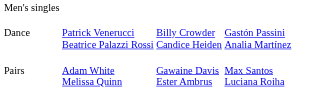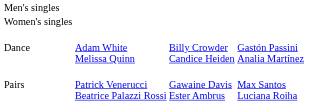+ row: (38, 21)
(108, 39) Patrick Venerucci Beatrice Palazzi Rossi -> (105, 53) Adam White Melissa Quinn
(92, 76) Adam White Melissa Quinn -> (121, 90) Patrick Venerucci Beatrice Palazzi Rossi
